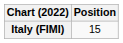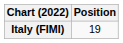(95, 30) 15 -> (95, 30) 19
